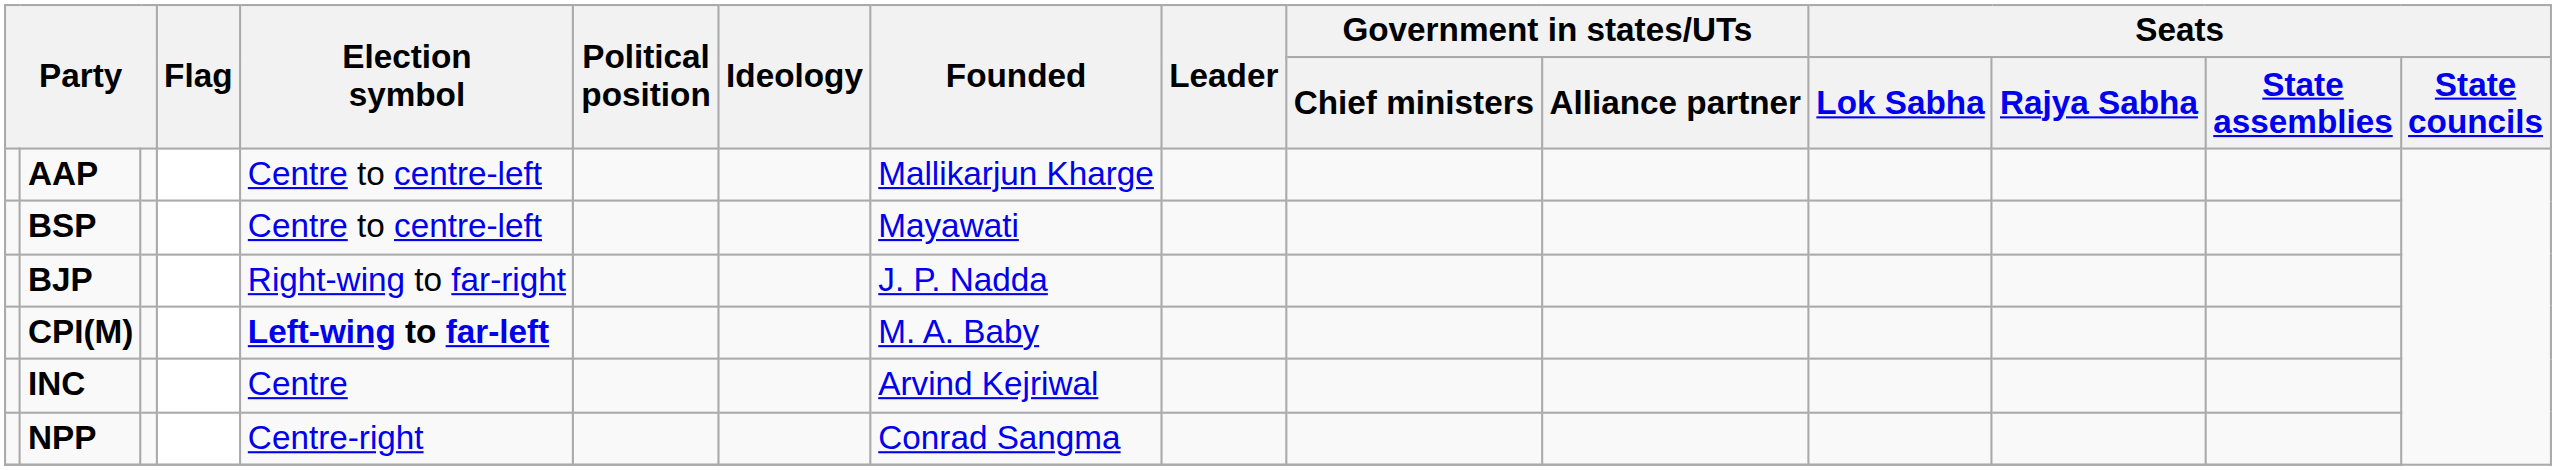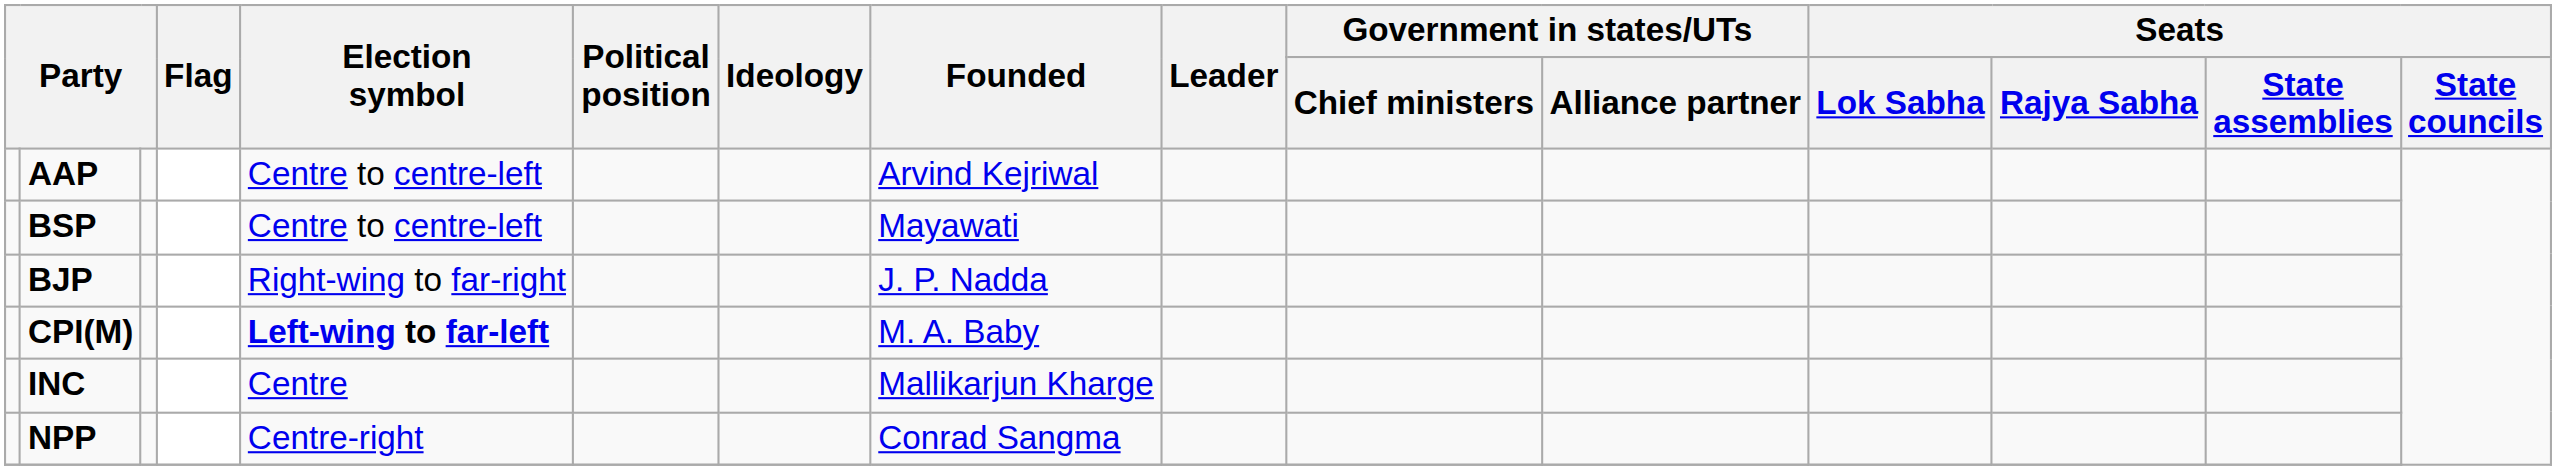(1016, 173) Mallikarjun Kharge -> (988, 173) Arvind Kejriwal
(988, 385) Arvind Kejriwal -> (1016, 385) Mallikarjun Kharge
